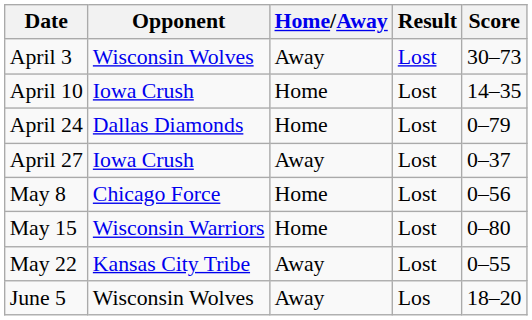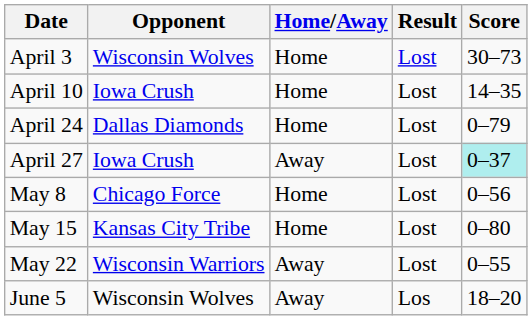(300, 56) Away -> (301, 56) Home
(489, 159) no background -> (489, 159) paleturquoise background
(179, 228) Wisconsin Warriors -> (171, 228) Kansas City Tribe
(171, 263) Kansas City Tribe -> (179, 263) Wisconsin Warriors
